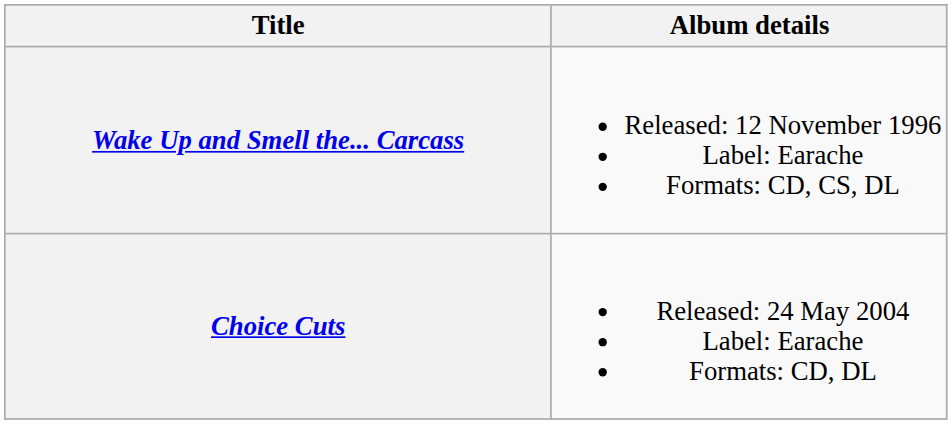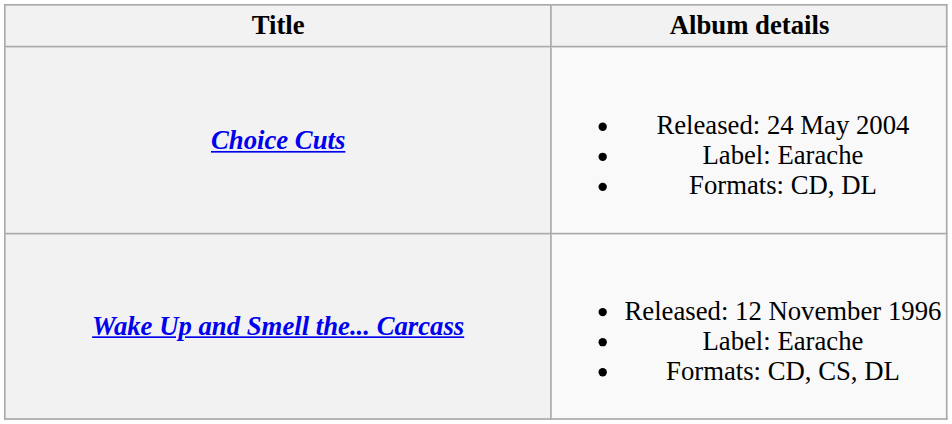rows swapped: (278, 139) <-> (278, 325)
